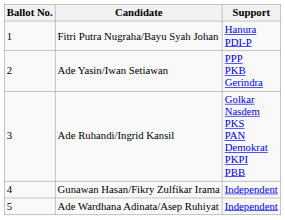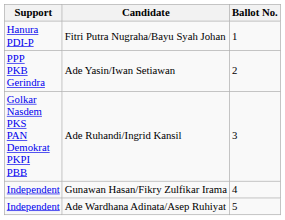columns swapped: (30, 13) <-> (251, 13)
